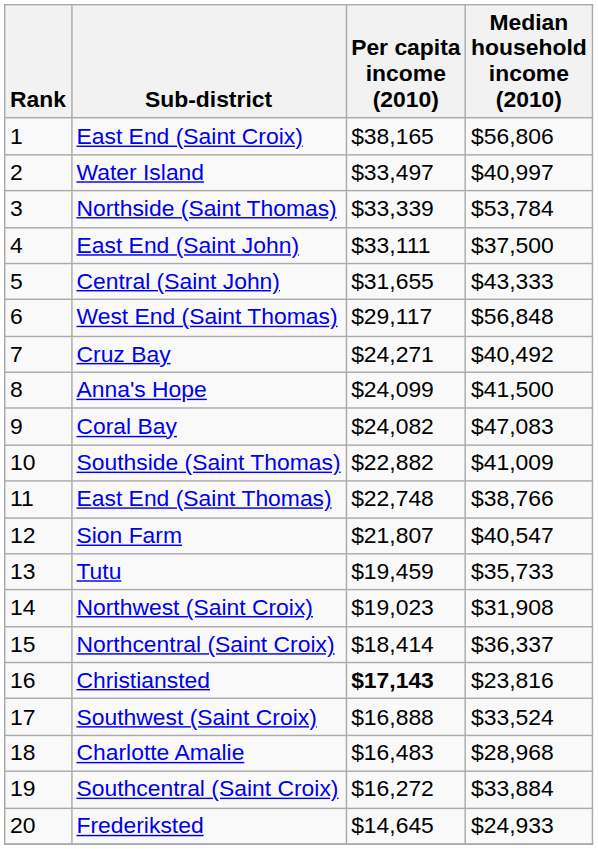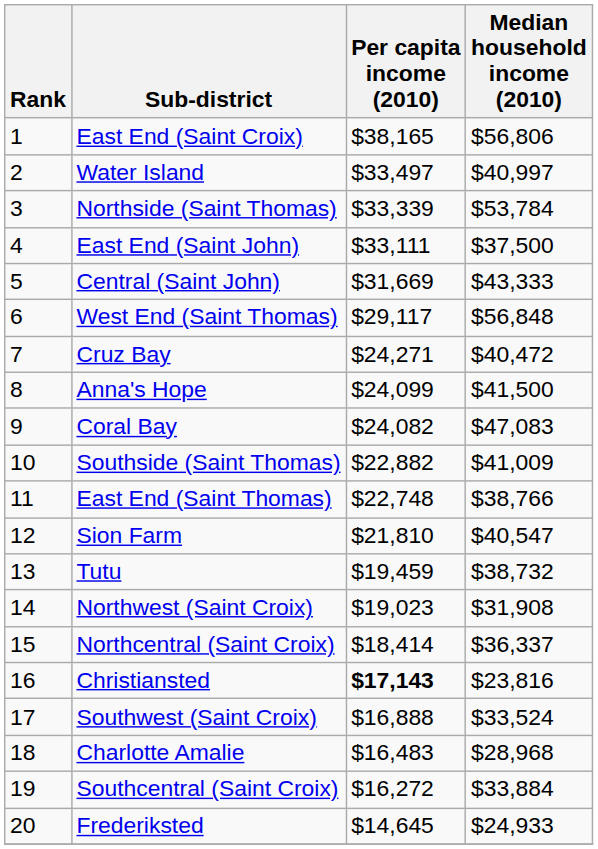(392, 281) $31,655 -> (392, 281) $31,669
(512, 353) $40,492 -> (512, 353) $40,472
(392, 535) $21,807 -> (392, 535) $21,810
(512, 571) $35,733 -> (512, 571) $38,732
